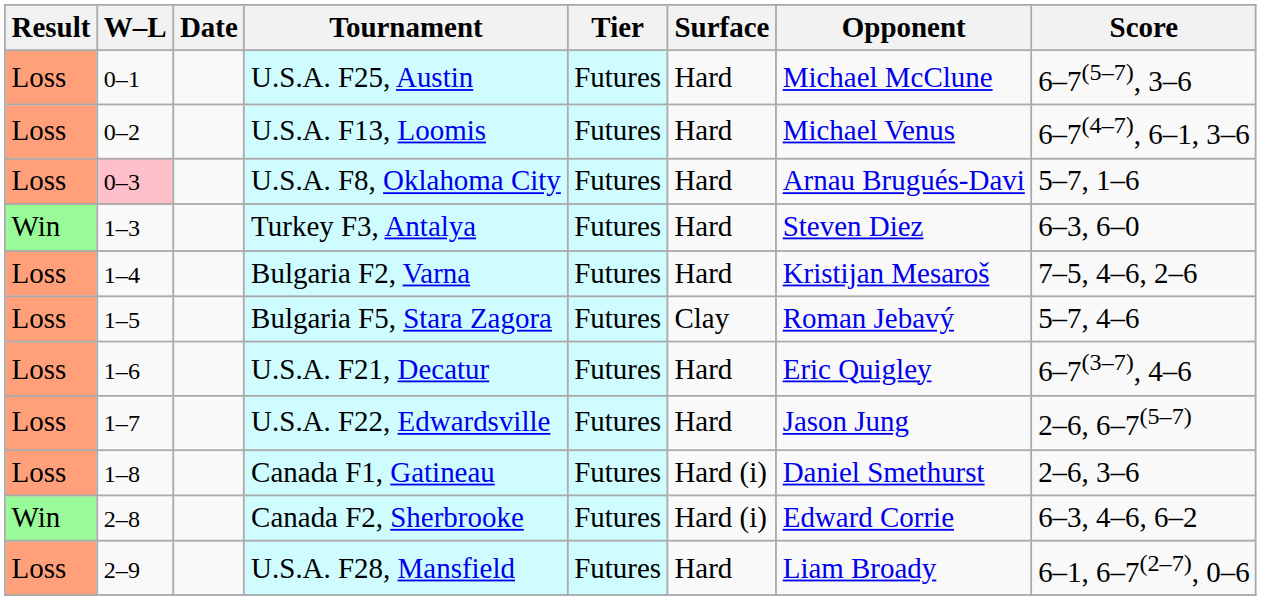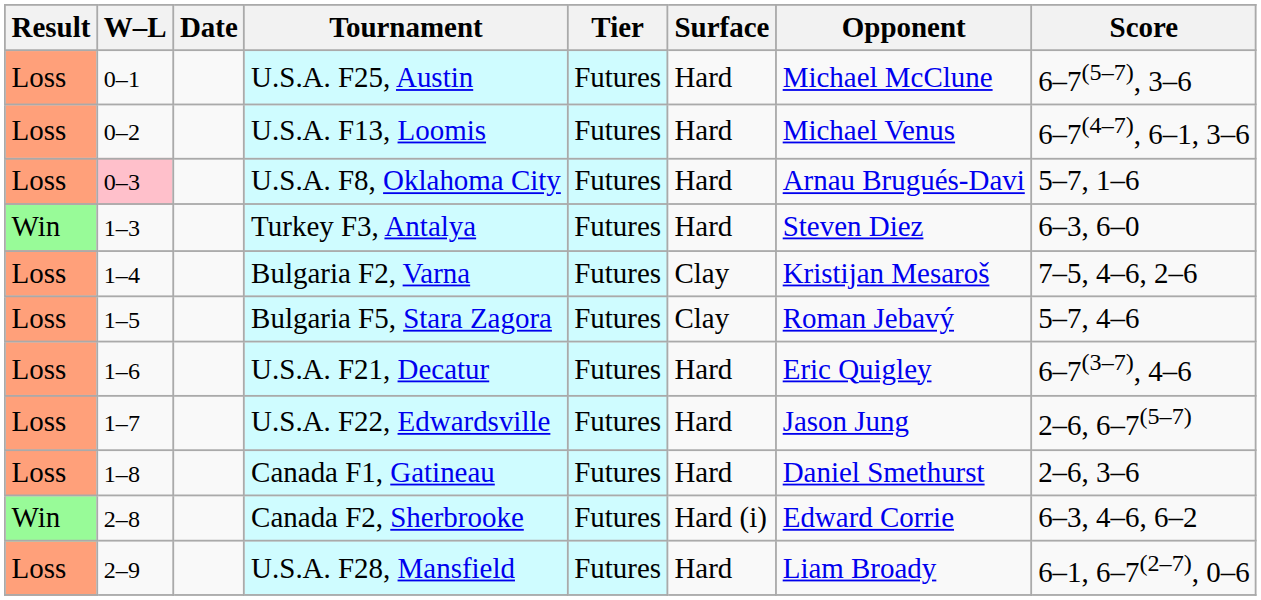(703, 272) Hard -> (702, 272) Clay
(721, 472) Hard (i) -> (703, 472) Hard
